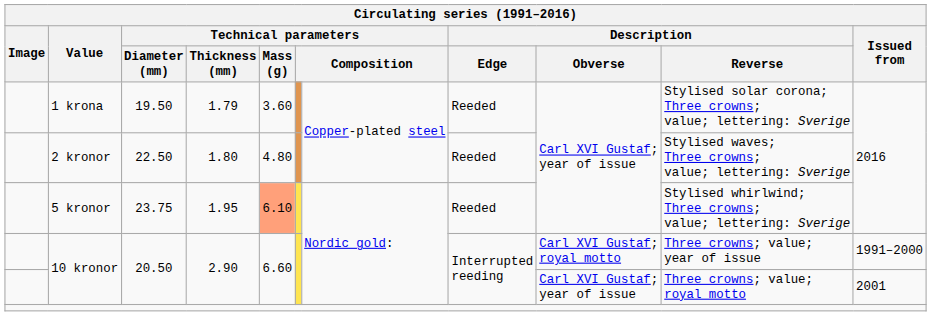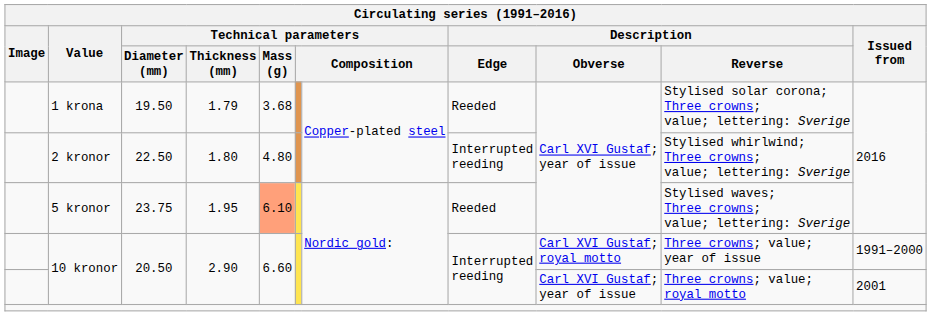(277, 107) 3.60 -> (277, 107) 3.68
(474, 158) Reeded -> (492, 158) Interrupted reeding
(757, 158) Stylised waves; Three crowns; value; lettering: Sverige -> (757, 158) Stylised whirlwind; Three crowns; value; lettering: Sverige
(757, 208) Stylised whirlwind; Three crowns; value; lettering: Sverige -> (757, 208) Stylised waves; Three crowns; value; lettering: Sverige
